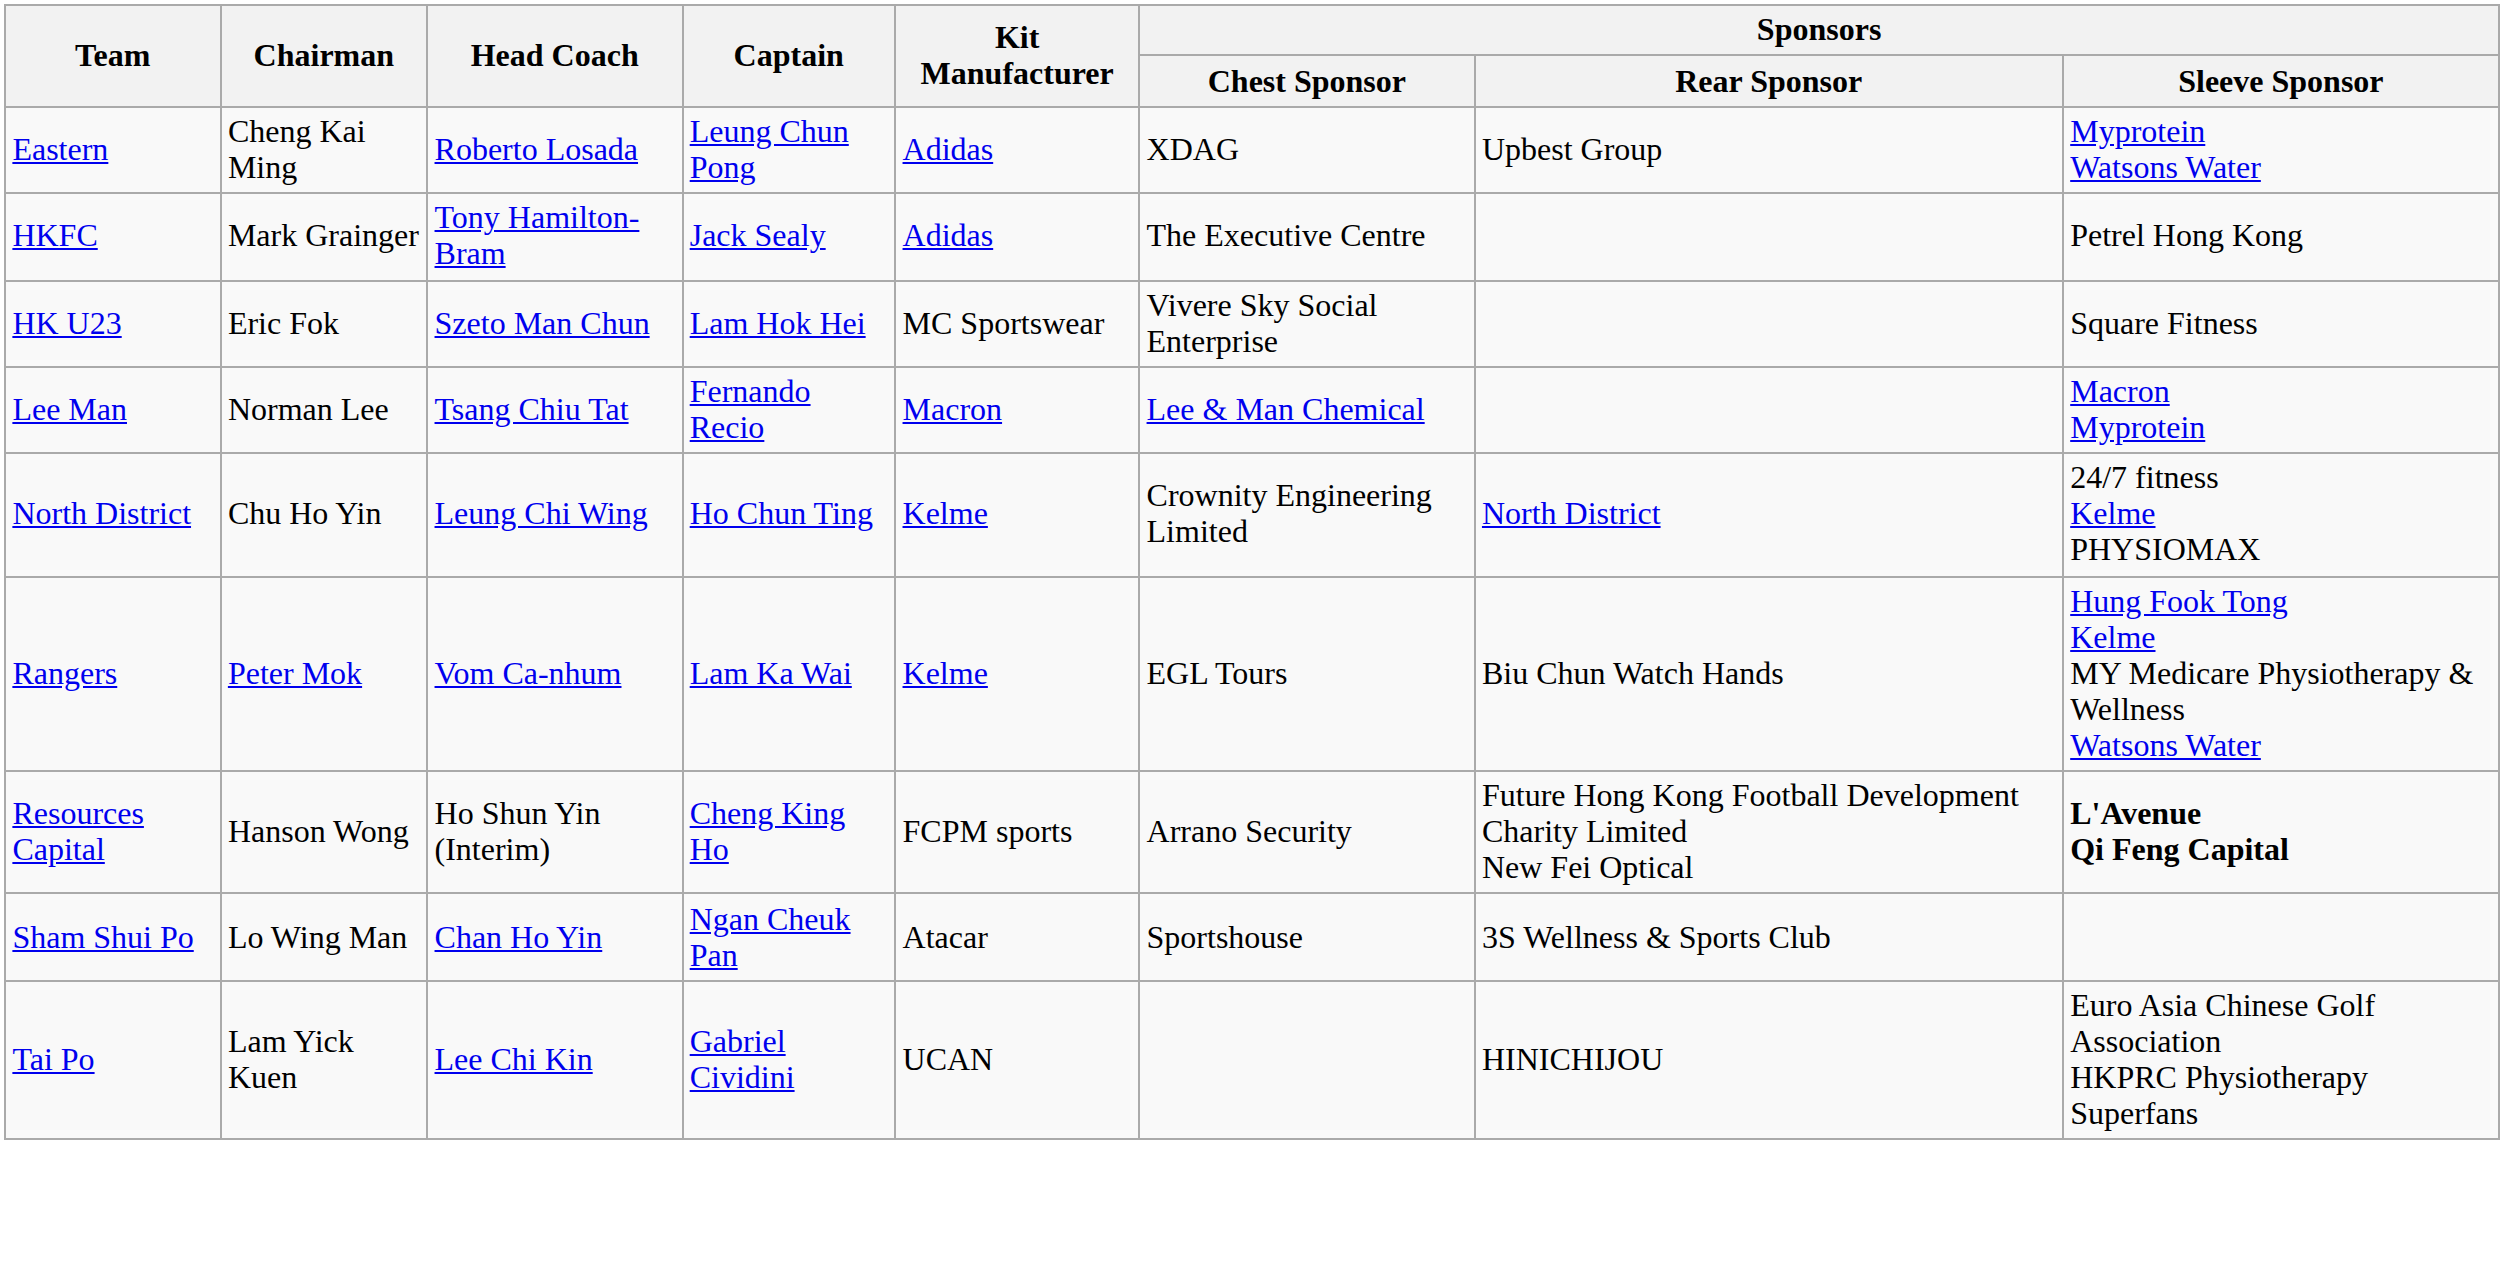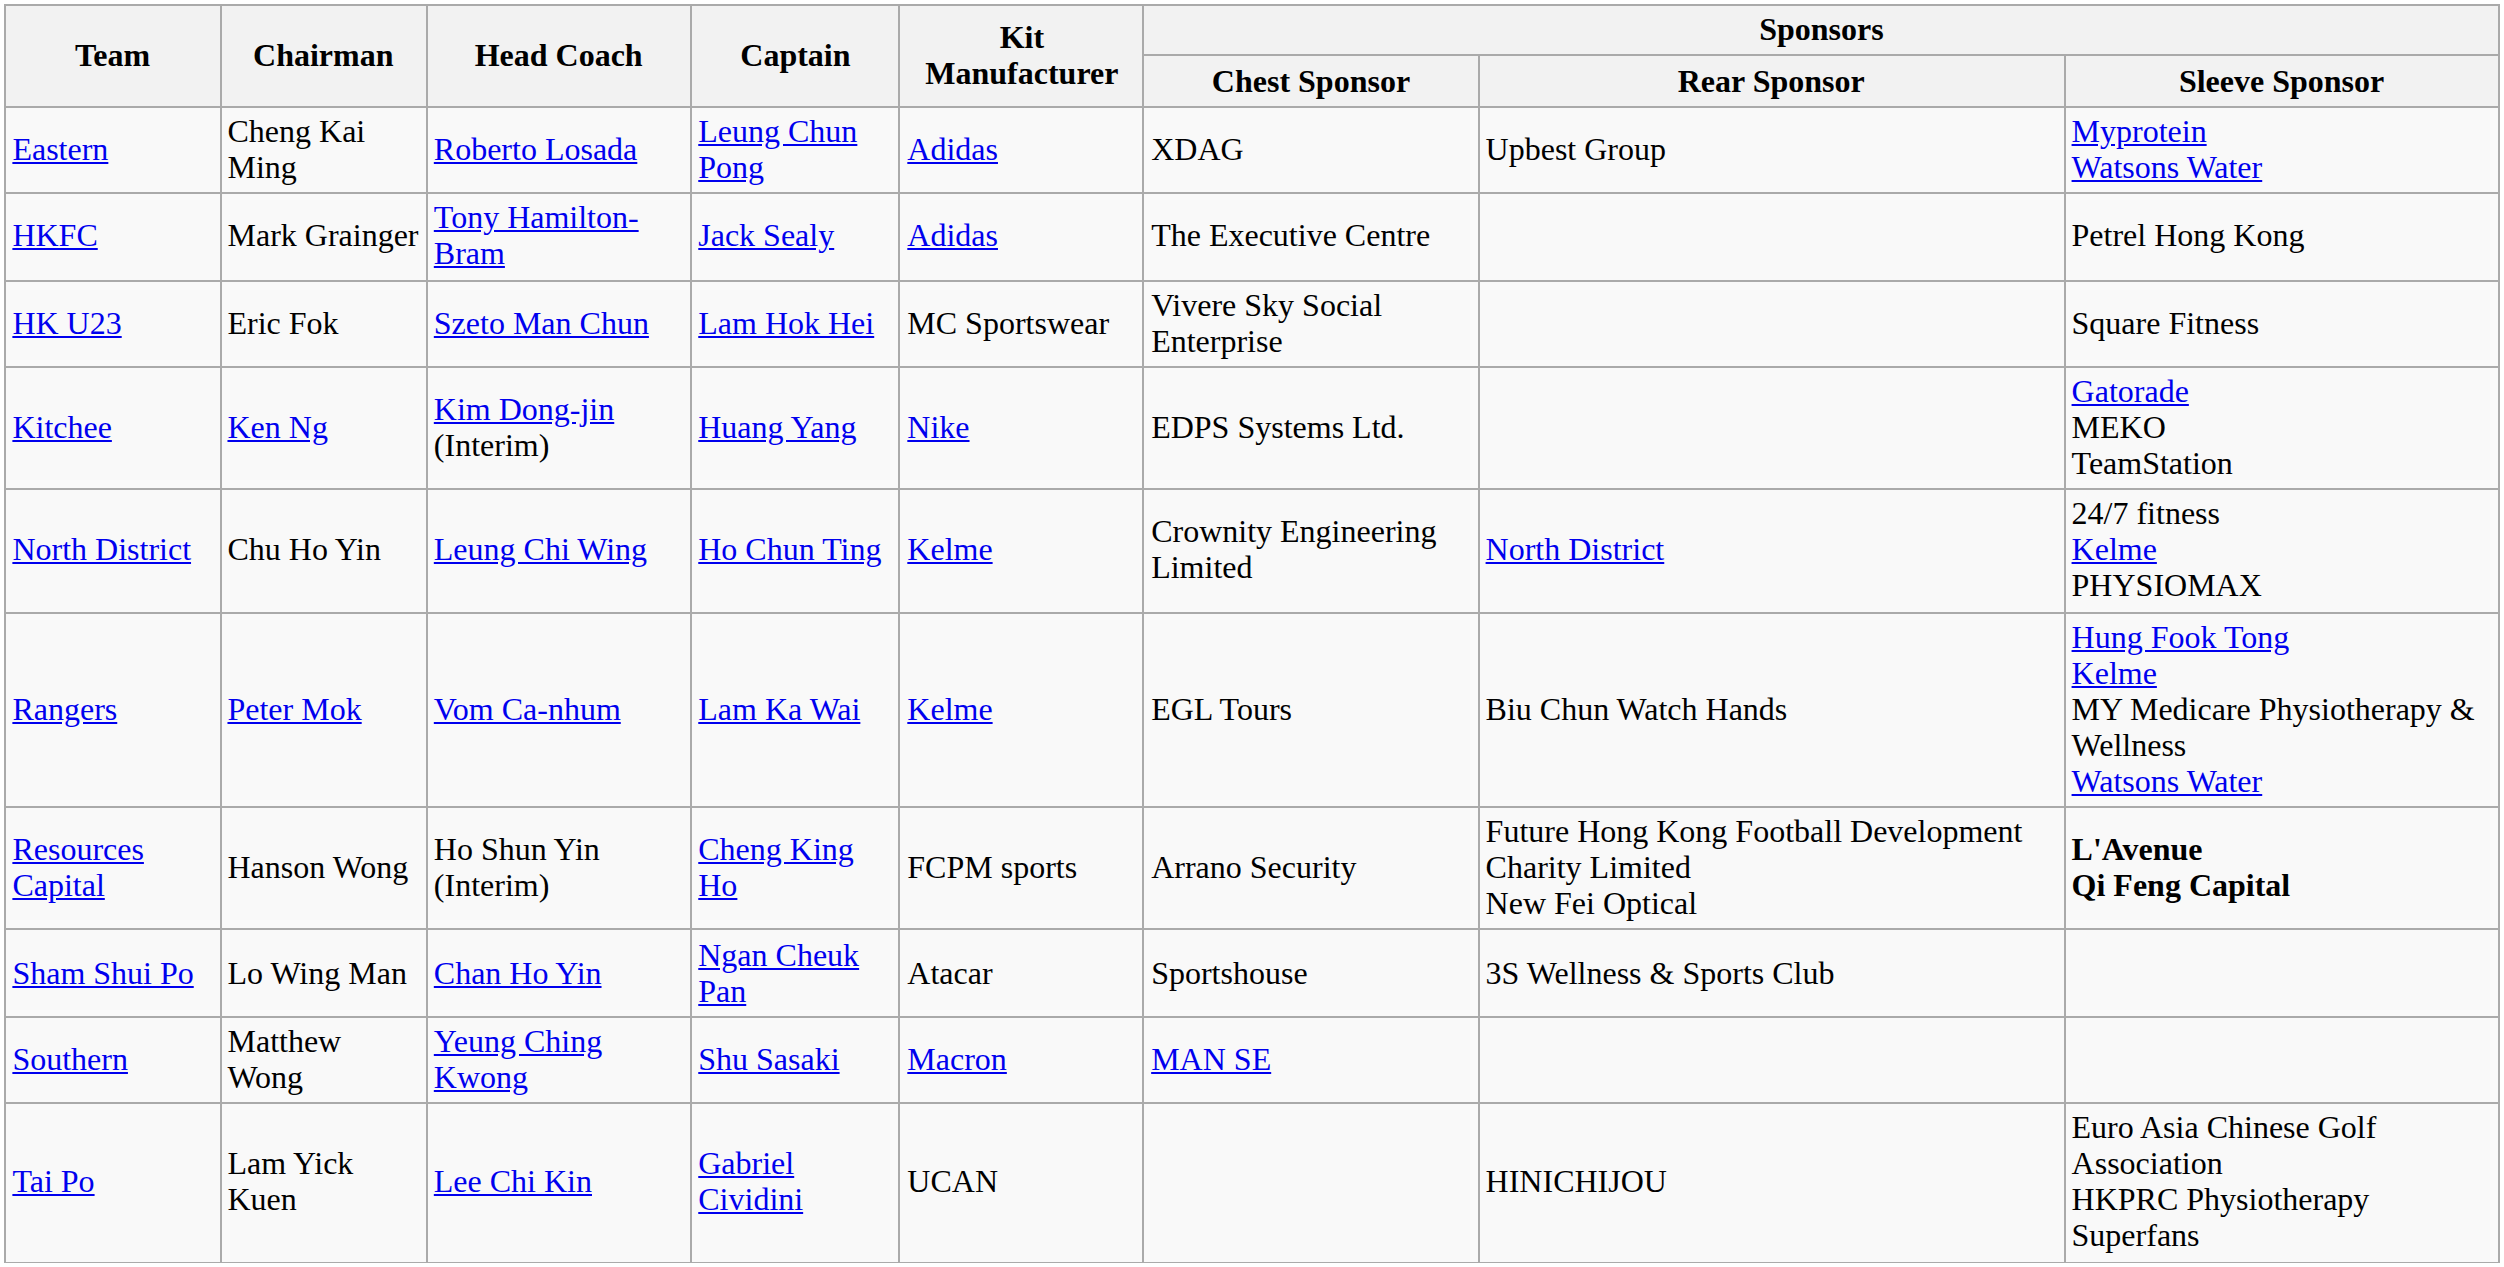+ row: (62, 427)
- row: (70, 409)
+ row: (70, 1059)
